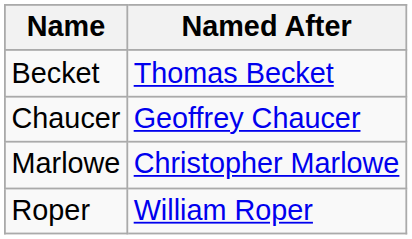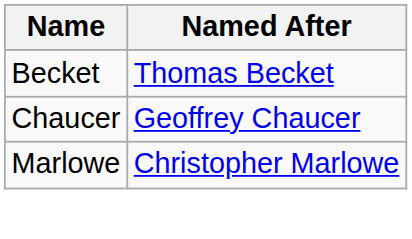- row: (51, 210)
